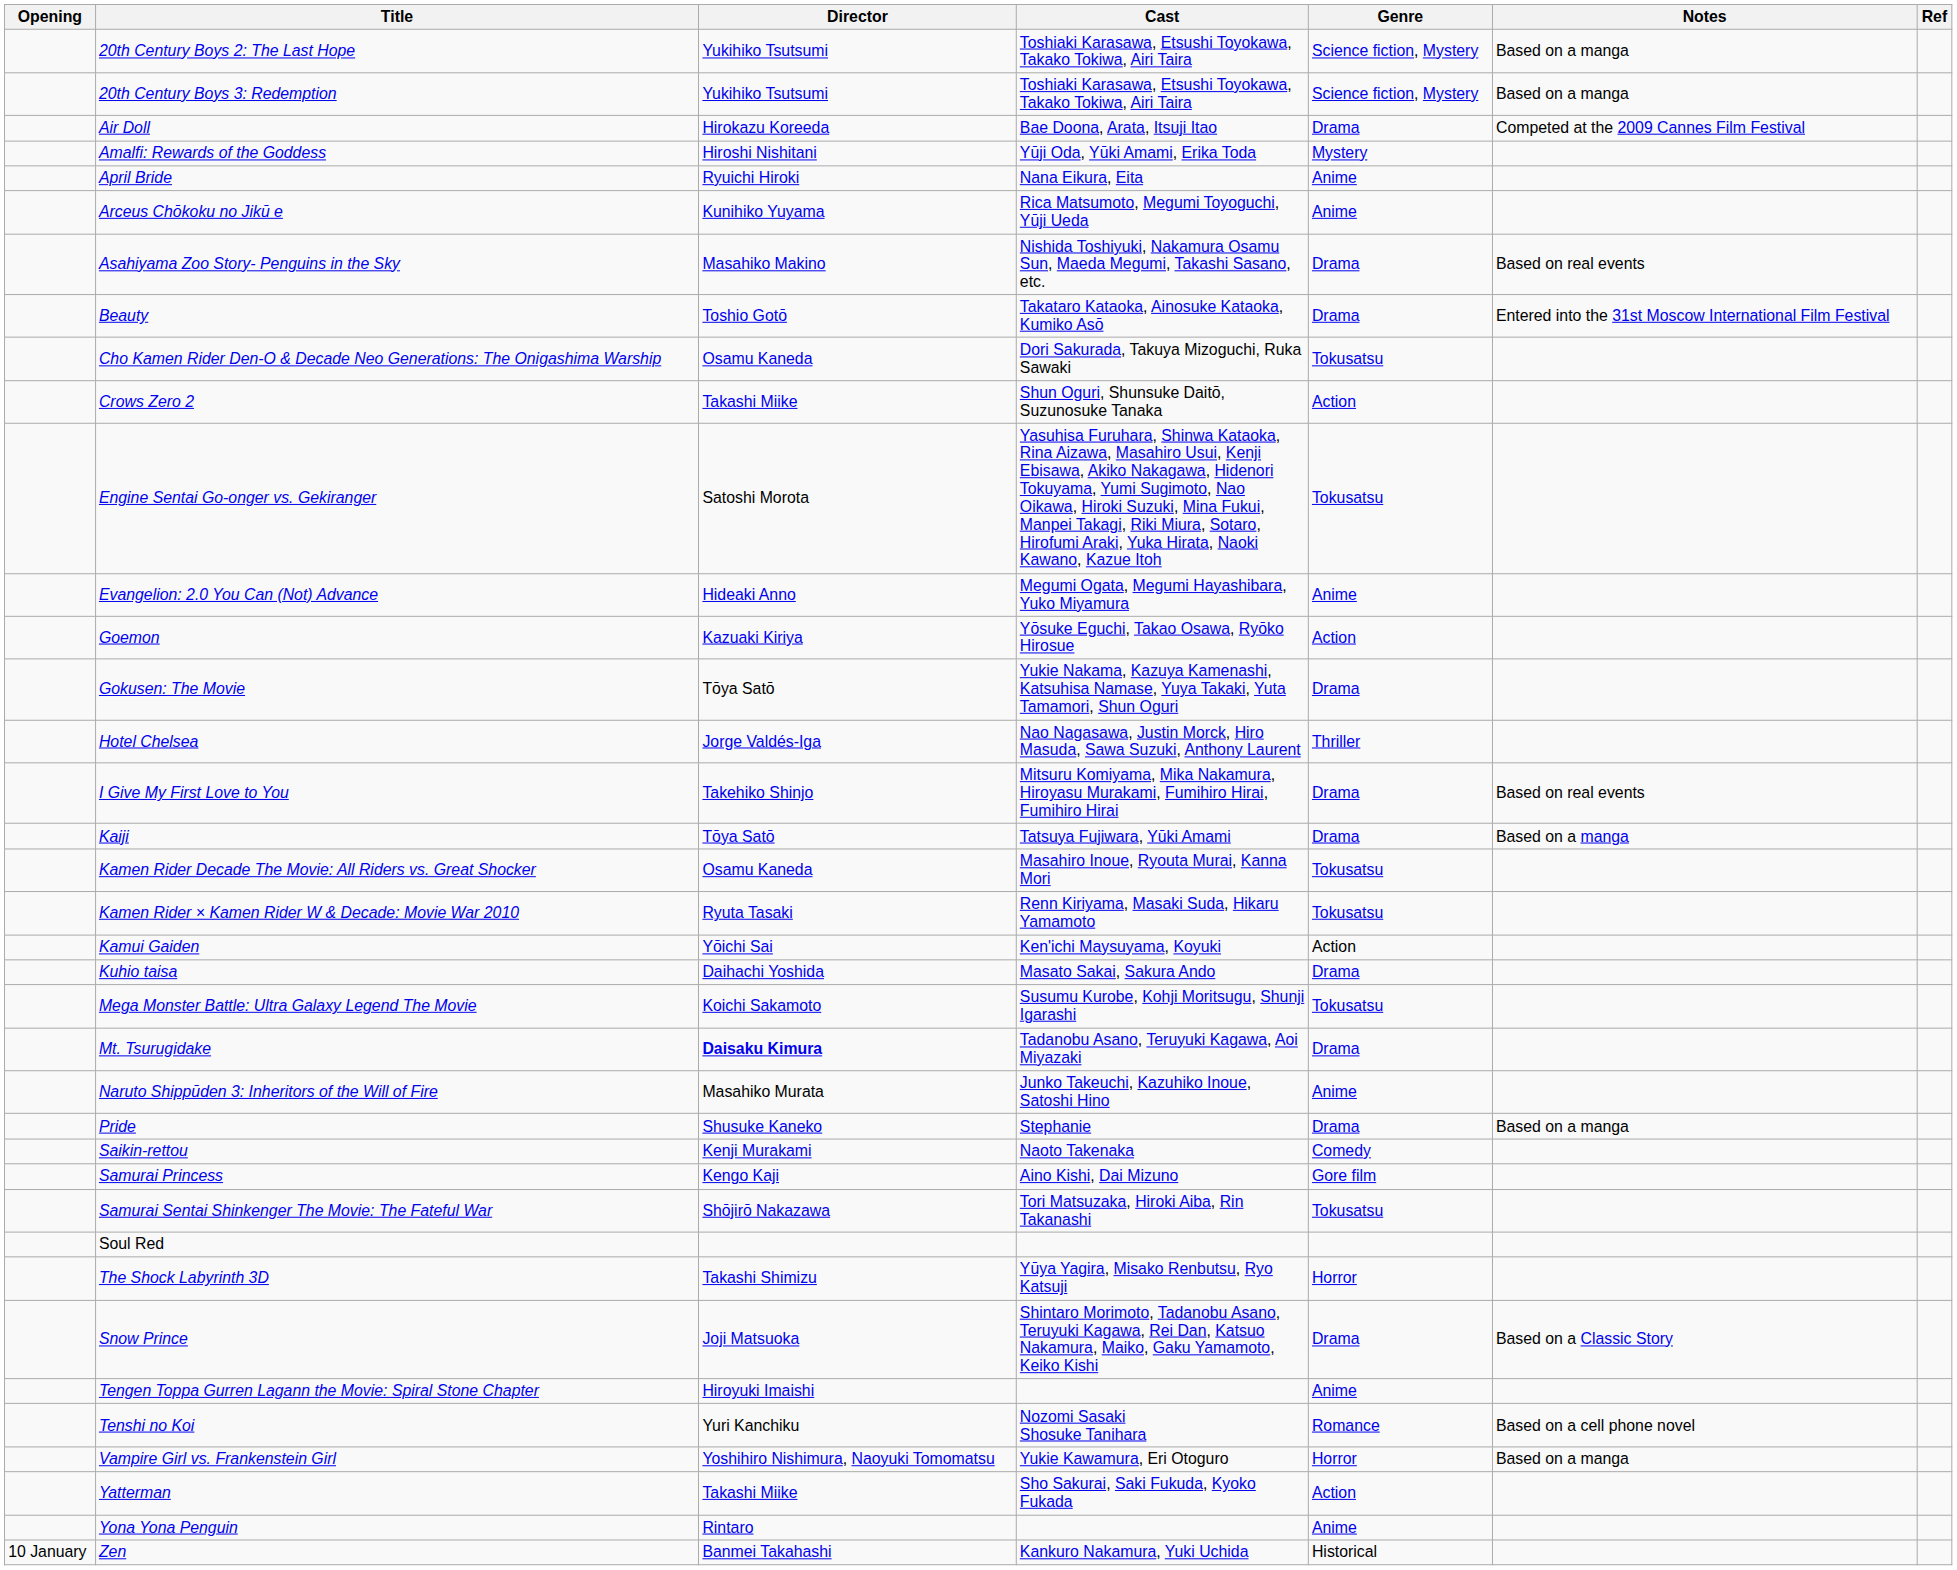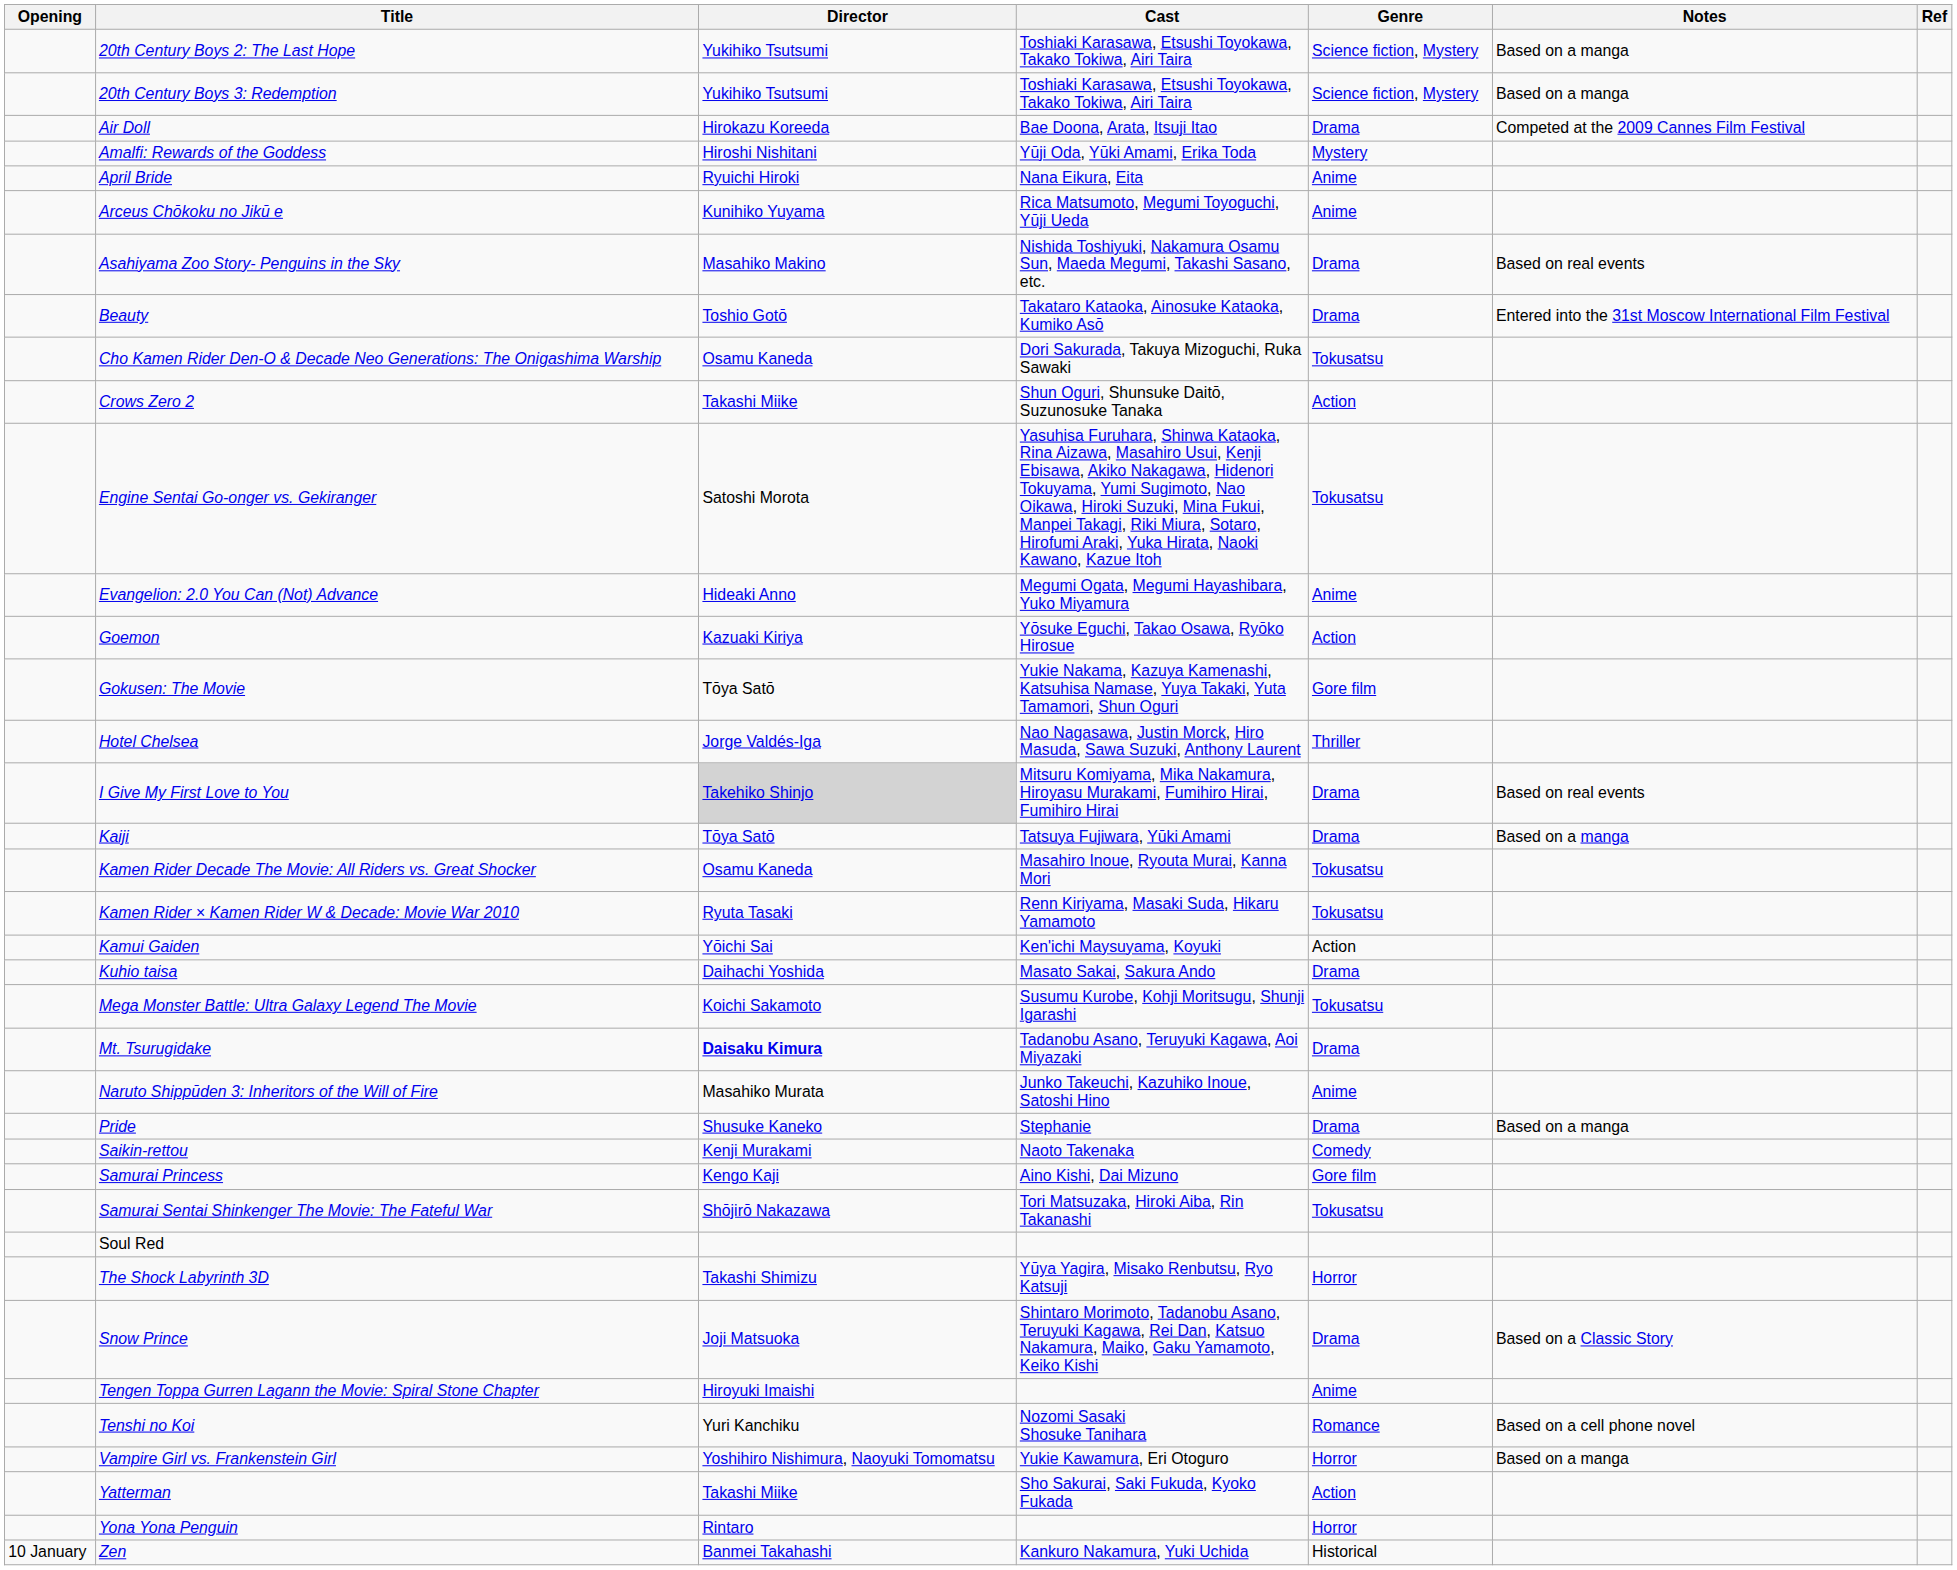(1336, 689) Drama -> (1344, 689) Gore film
(758, 793) no background -> (758, 793) lightgrey background
(1334, 1527) Anime -> (1334, 1527) Horror
